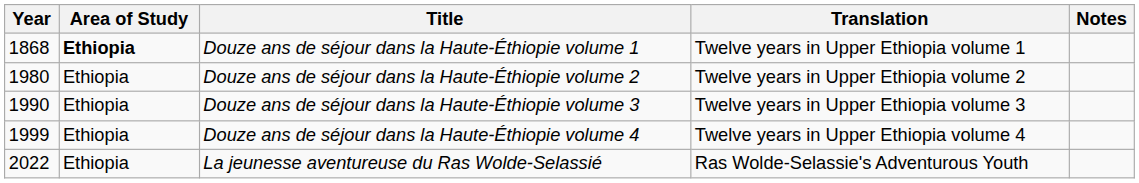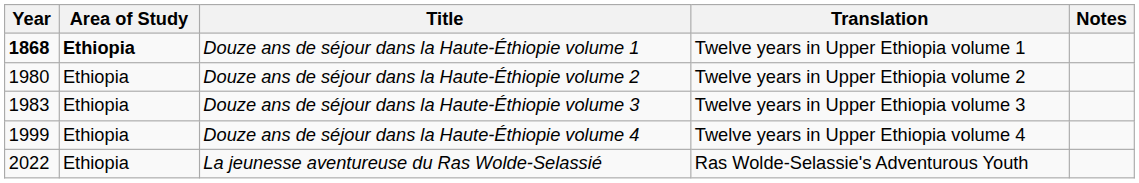(29, 47) normal -> (29, 47) bold
(29, 105) 1990 -> (29, 105) 1983
